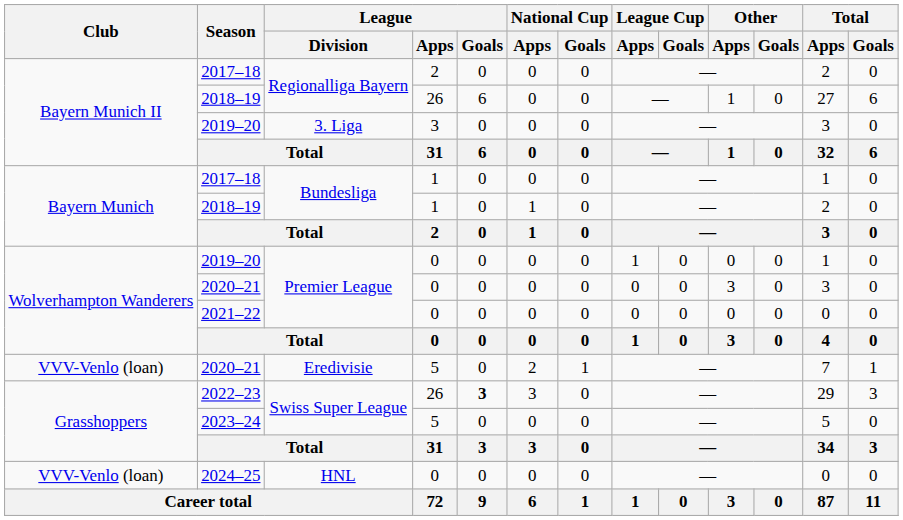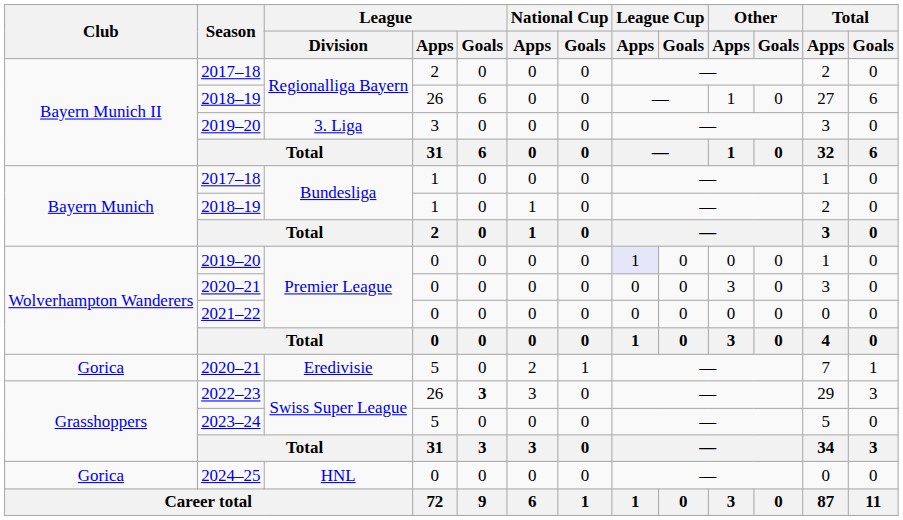(635, 260) no background -> (635, 260) lavender background
(101, 367) VVV-Venlo (loan) -> (101, 367) Gorica
(101, 475) VVV-Venlo (loan) -> (101, 475) Gorica
